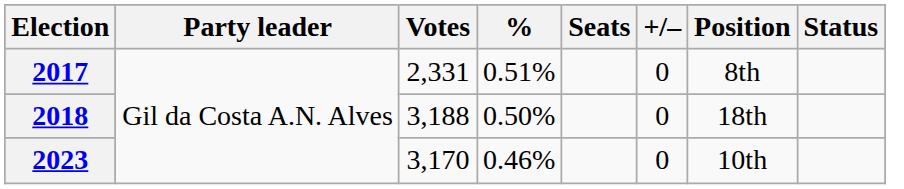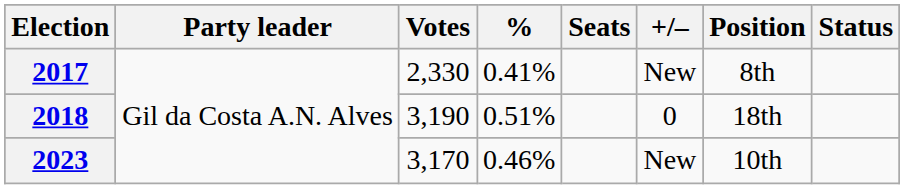(438, 71) 2,331 -> (438, 71) 2,330
(519, 71) 0.51% -> (519, 71) 0.41%
(662, 71) 0 -> (670, 71) New
(438, 115) 3,188 -> (438, 115) 3,190
(519, 115) 0.50% -> (519, 115) 0.51%
(662, 159) 0 -> (670, 159) New
